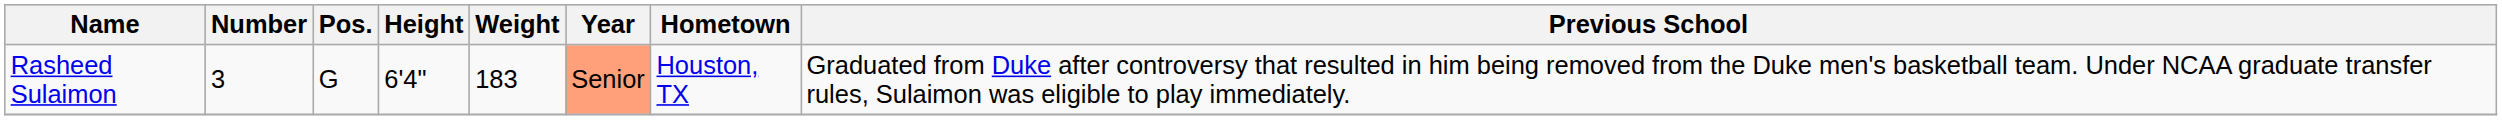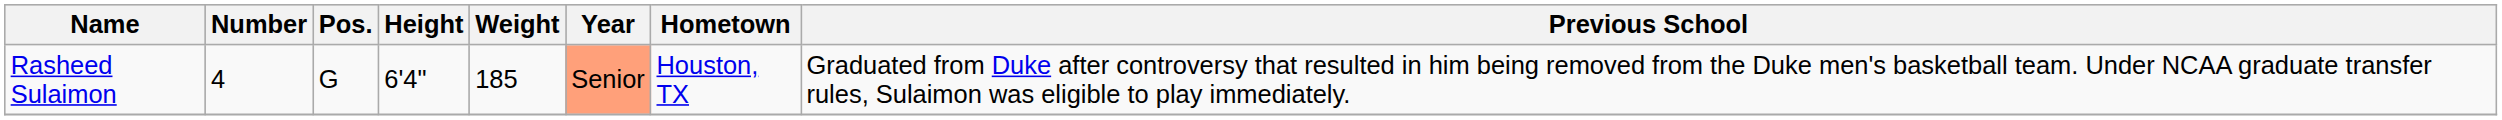(218, 79) 3 -> (218, 79) 4
(496, 79) 183 -> (496, 79) 185
